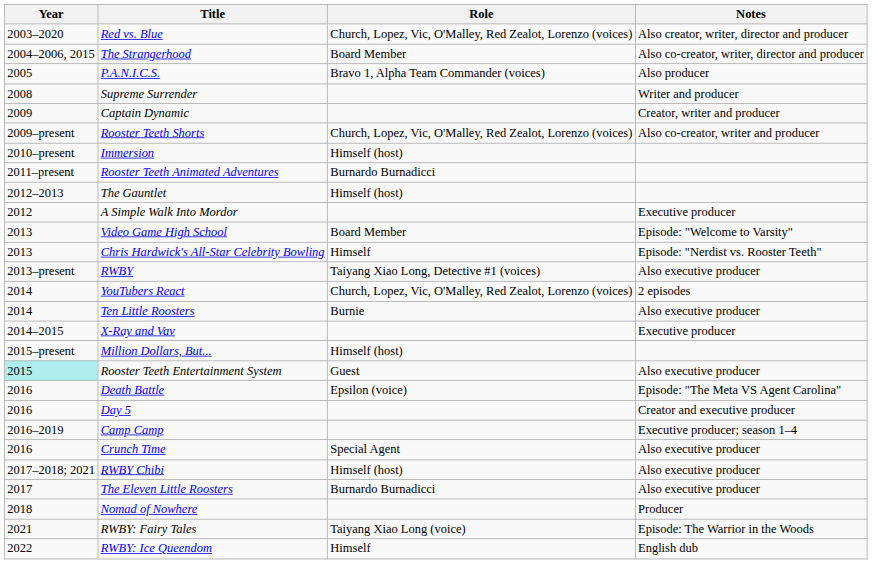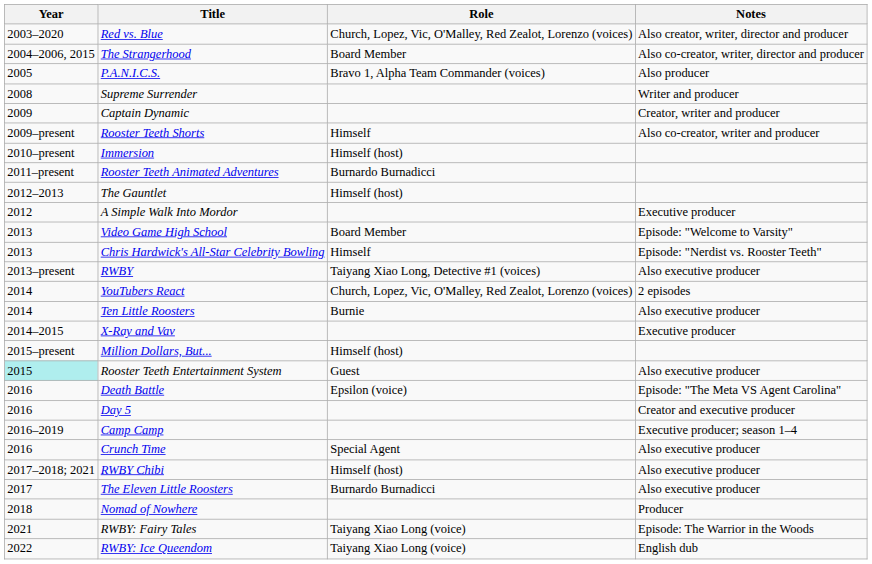(481, 133) Church, Lopez, Vic, O'Malley, Red Zealot, Lorenzo (voices) -> (350, 133) Himself
(350, 548) Himself -> (398, 548) Taiyang Xiao Long (voice)
